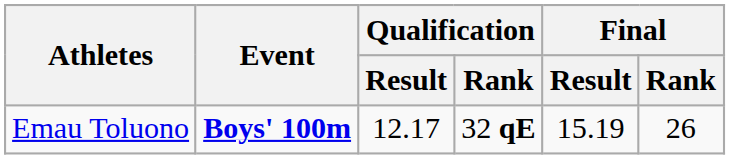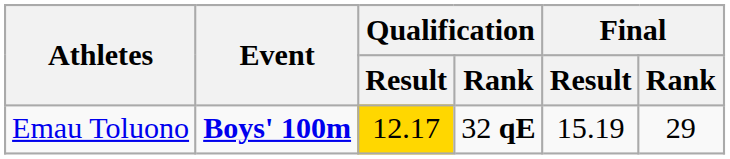(406, 128) no background -> (406, 128) gold background
(681, 128) 26 -> (681, 128) 29
